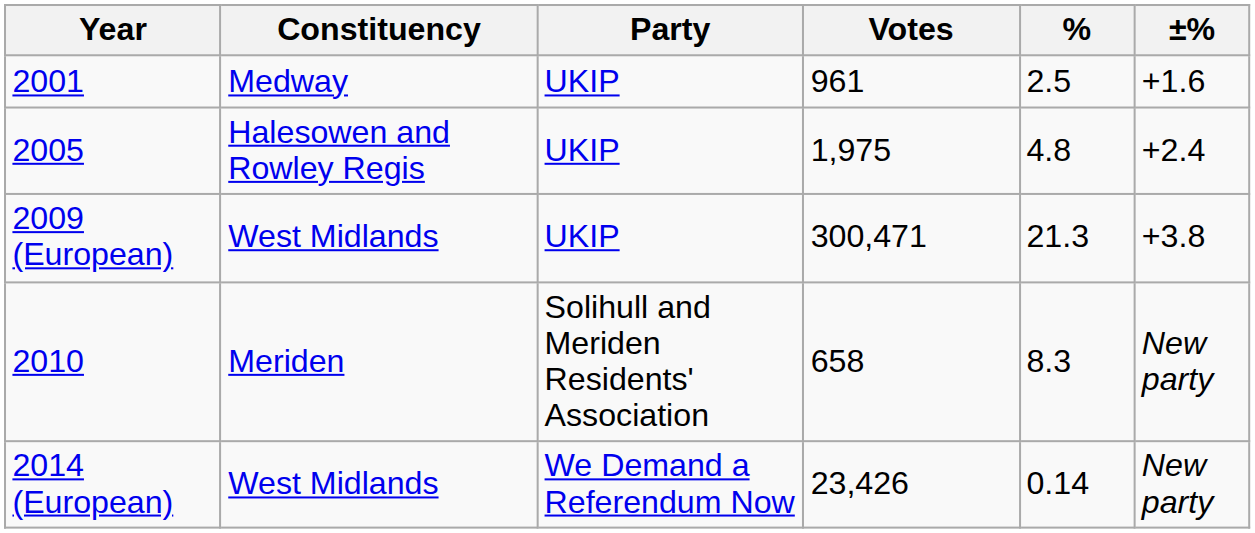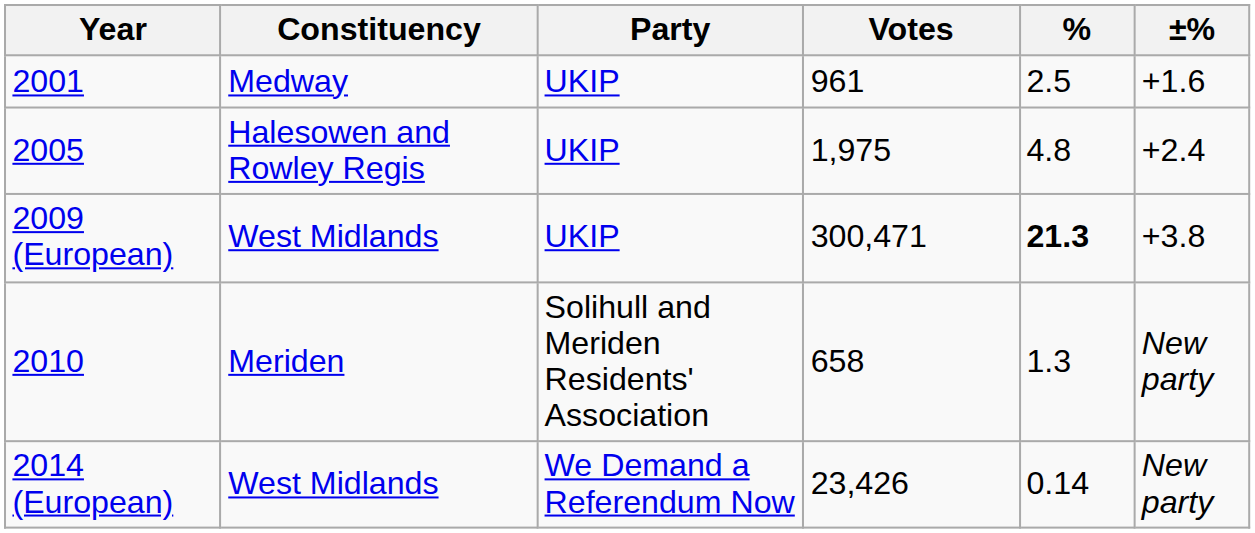(1058, 237) normal -> (1058, 237) bold
(1049, 360) 8.3 -> (1049, 360) 1.3
